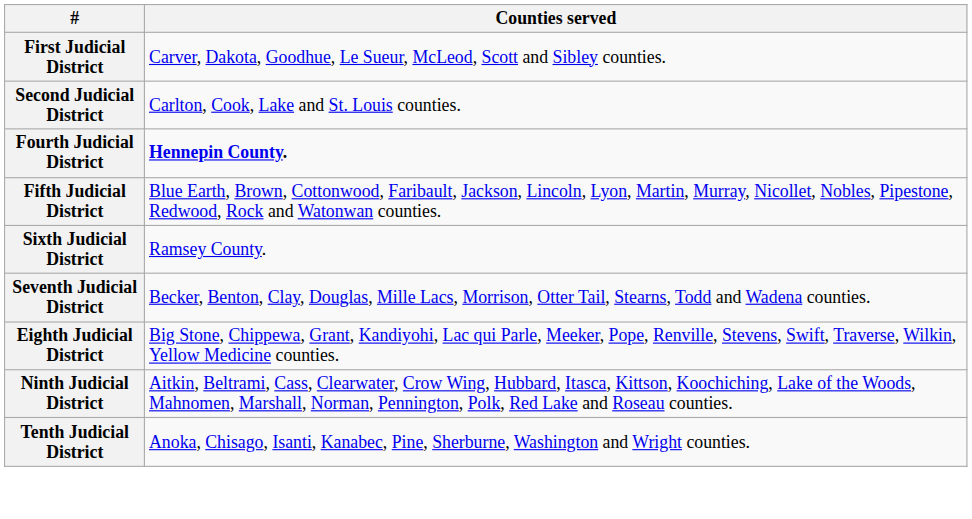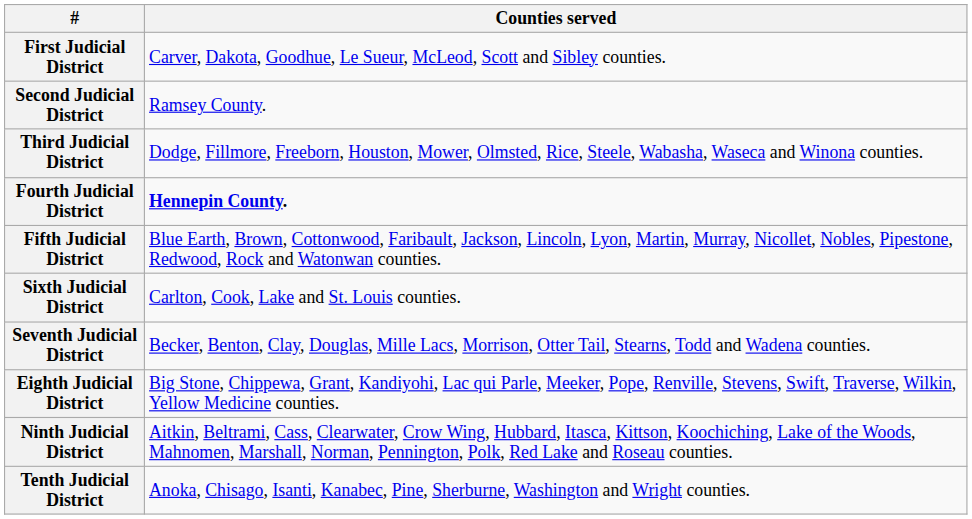(305, 104) Carlton, Cook, Lake and St. Louis counties. -> (208, 104) Ramsey County.
+ row: (75, 153)
(208, 249) Ramsey County. -> (305, 297) Carlton, Cook, Lake and St. Louis counties.
